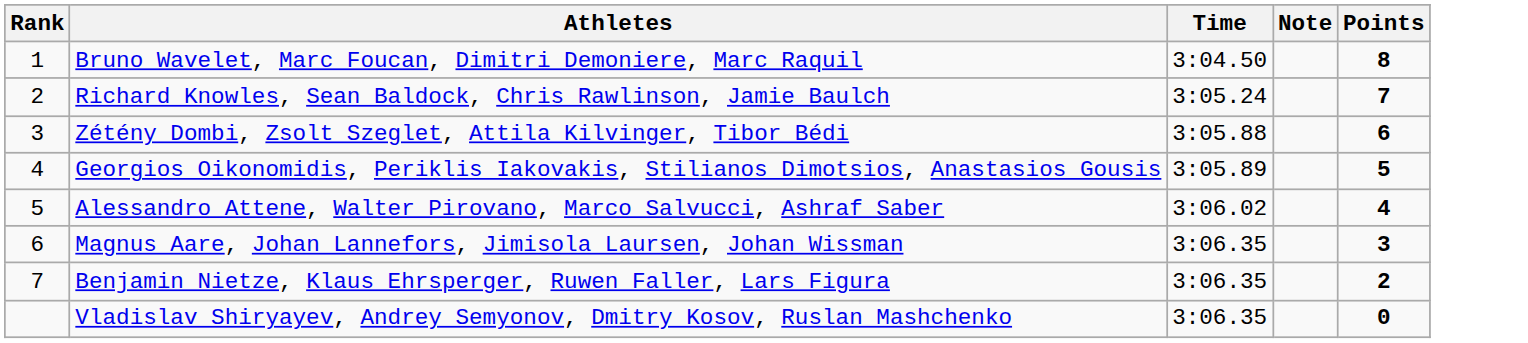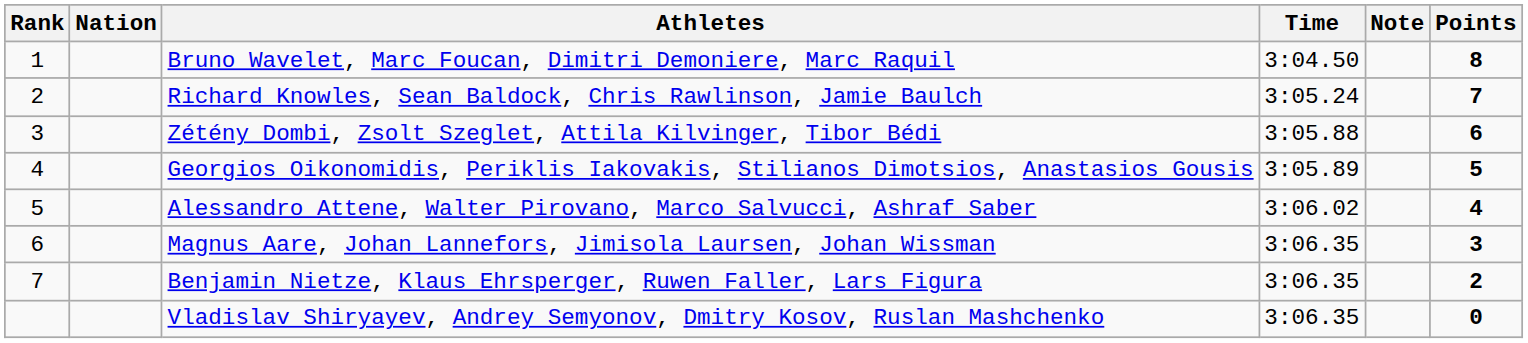+ column: (116, 23)
